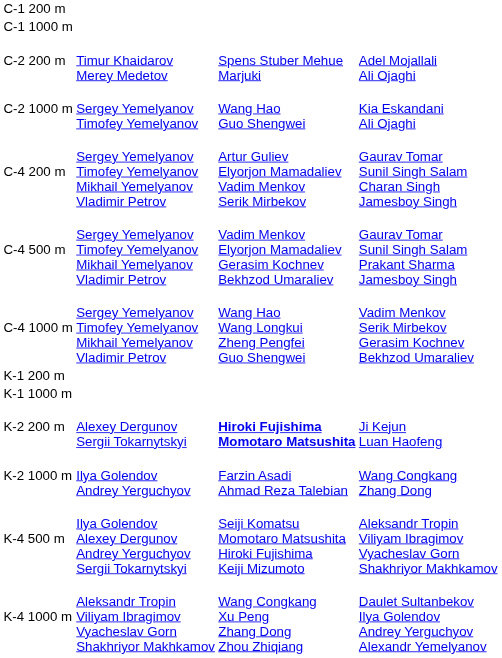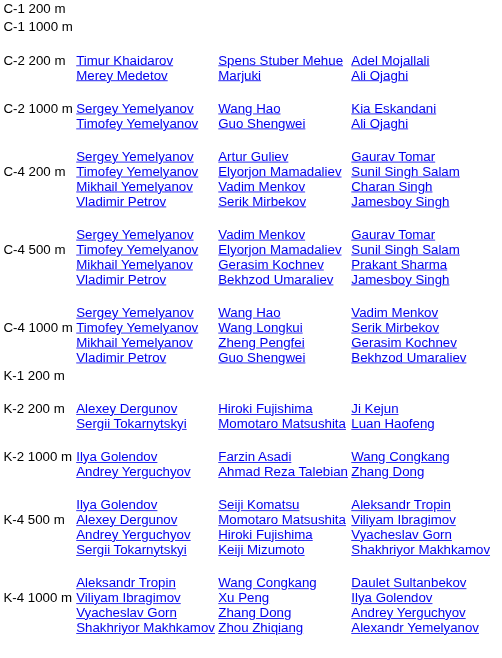- row: (38, 394)
(287, 434) bold -> (282, 416) normal
